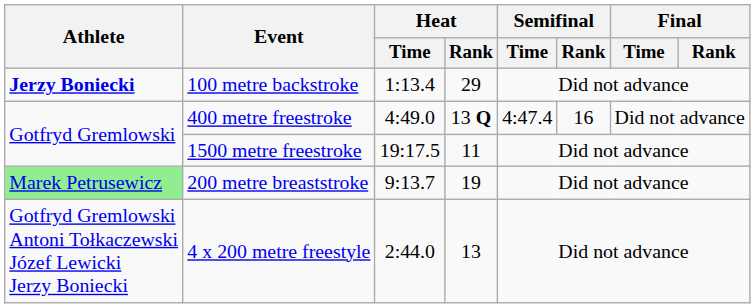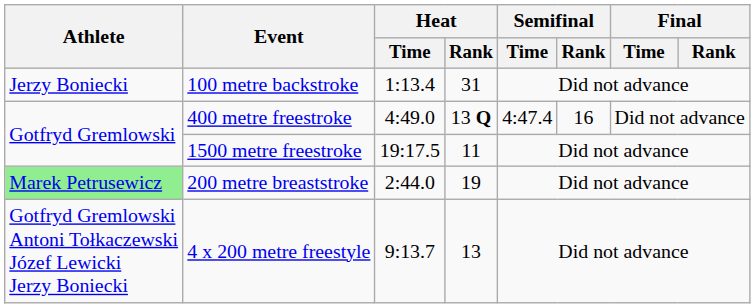(72, 85) bold -> (69, 85) normal
(471, 85) 29 -> (471, 85) 31
(410, 183) 9:13.7 -> (410, 183) 2:44.0
(410, 251) 2:44.0 -> (410, 251) 9:13.7
